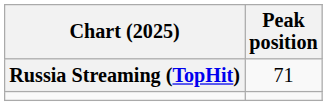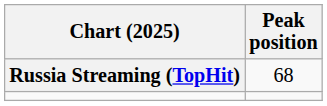(284, 75) 71 -> (284, 75) 68
